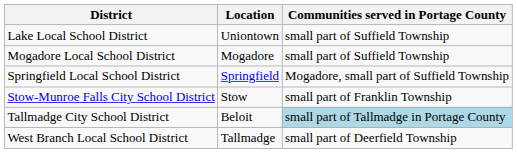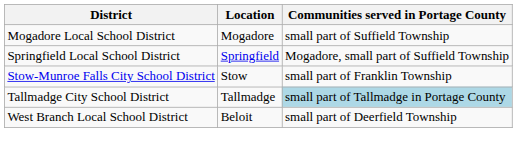- row: (77, 35)
(237, 117) Beloit -> (248, 96) Tallmadge
(248, 138) Tallmadge -> (237, 117) Beloit
